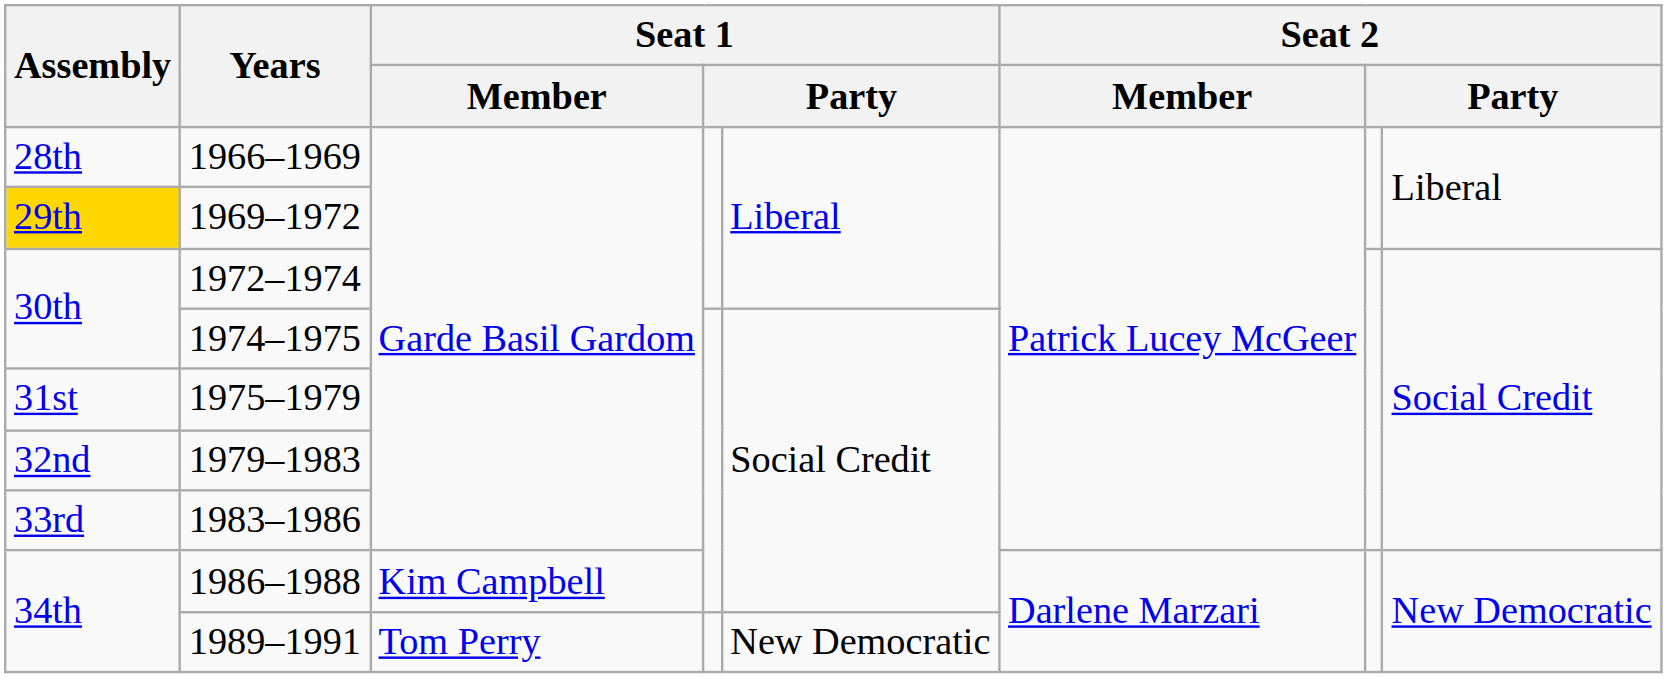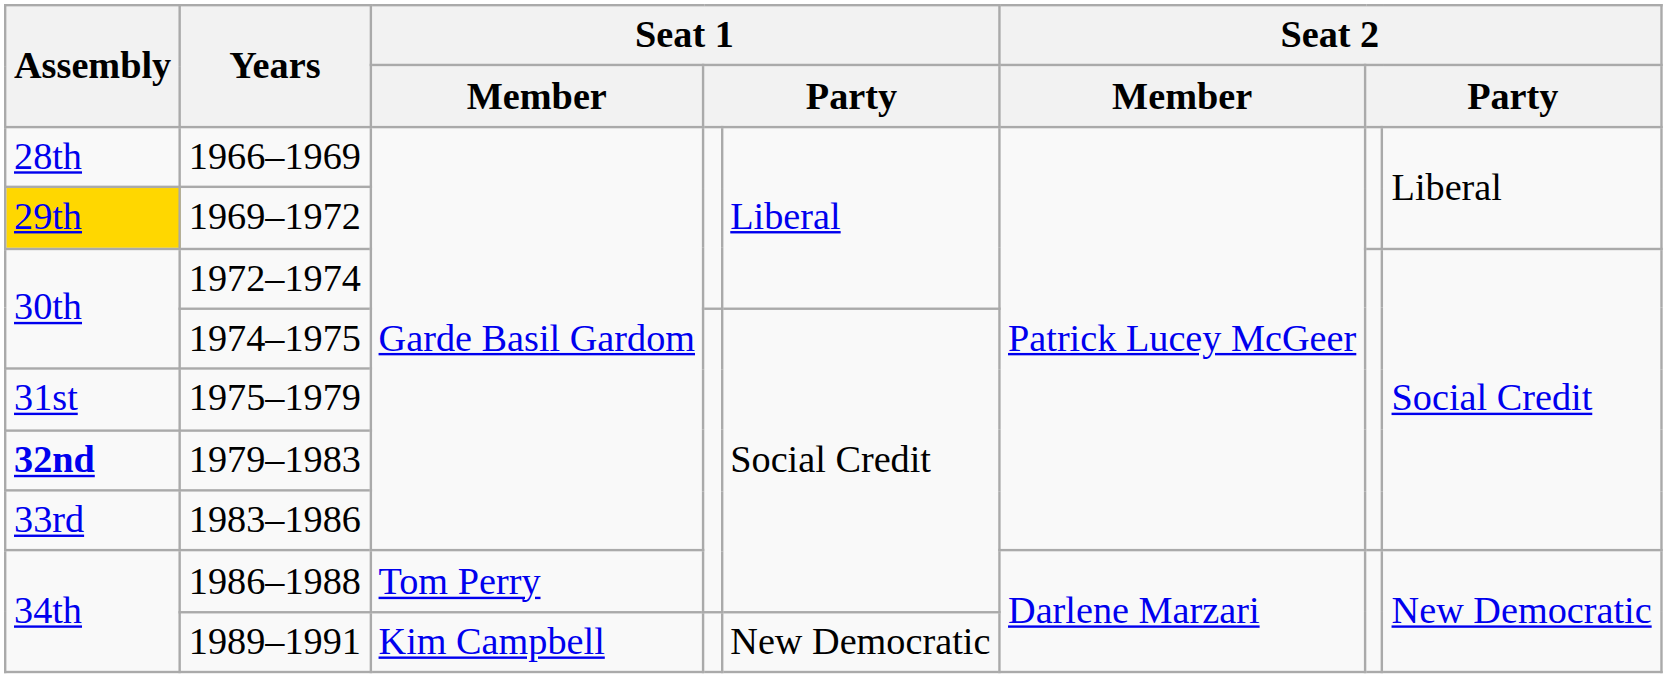(52, 459) normal -> (54, 459) bold
(492, 580) Kim Campbell -> (460, 580) Tom Perry
(460, 641) Tom Perry -> (492, 641) Kim Campbell
